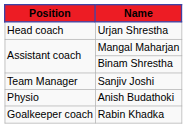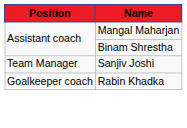- row: (133, 30)
- row: (136, 97)
